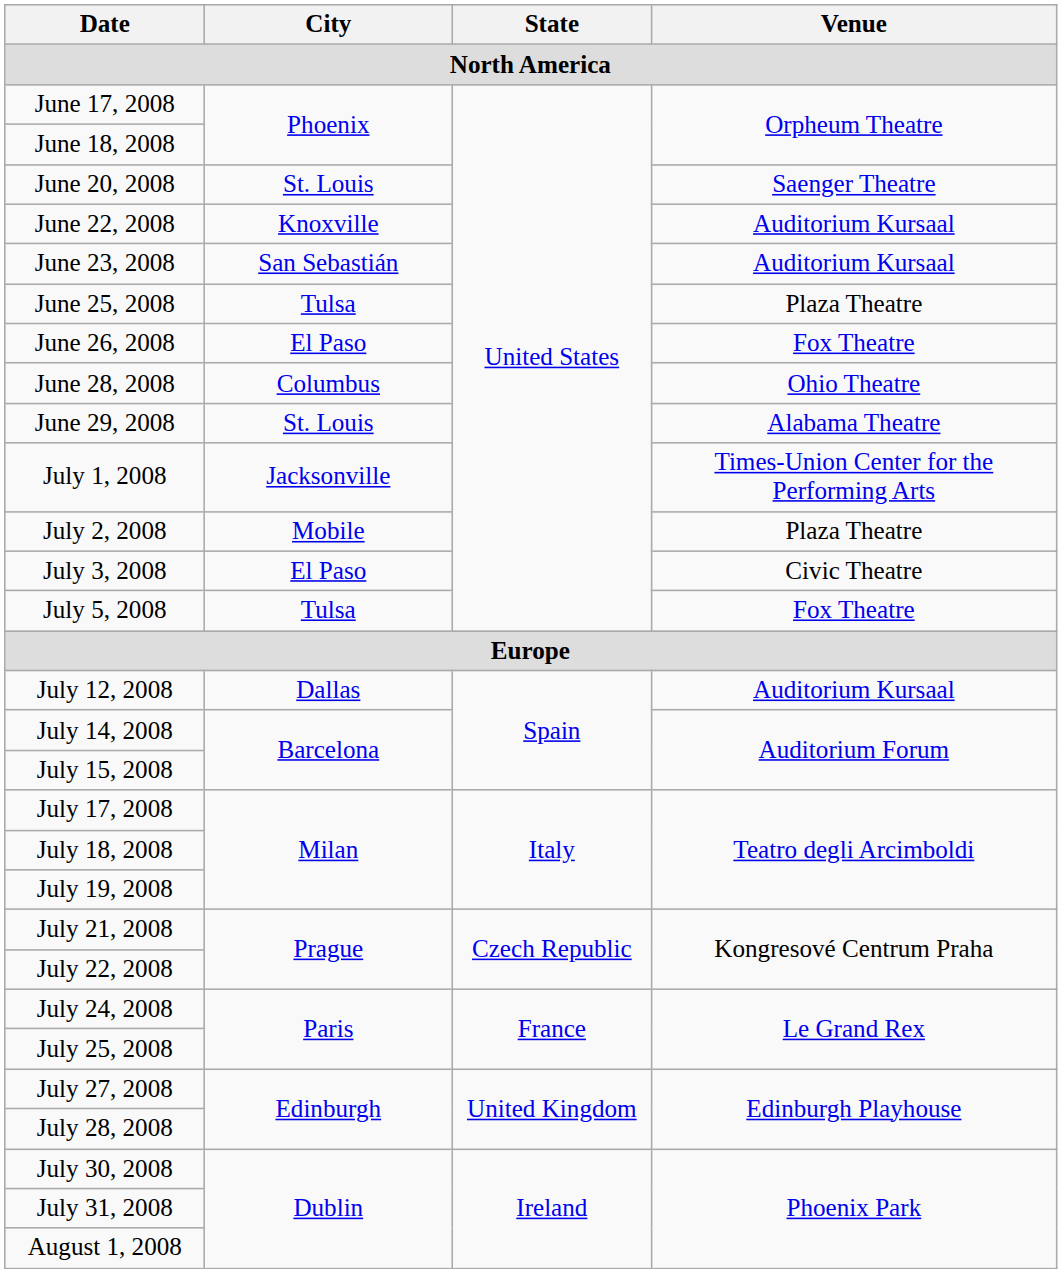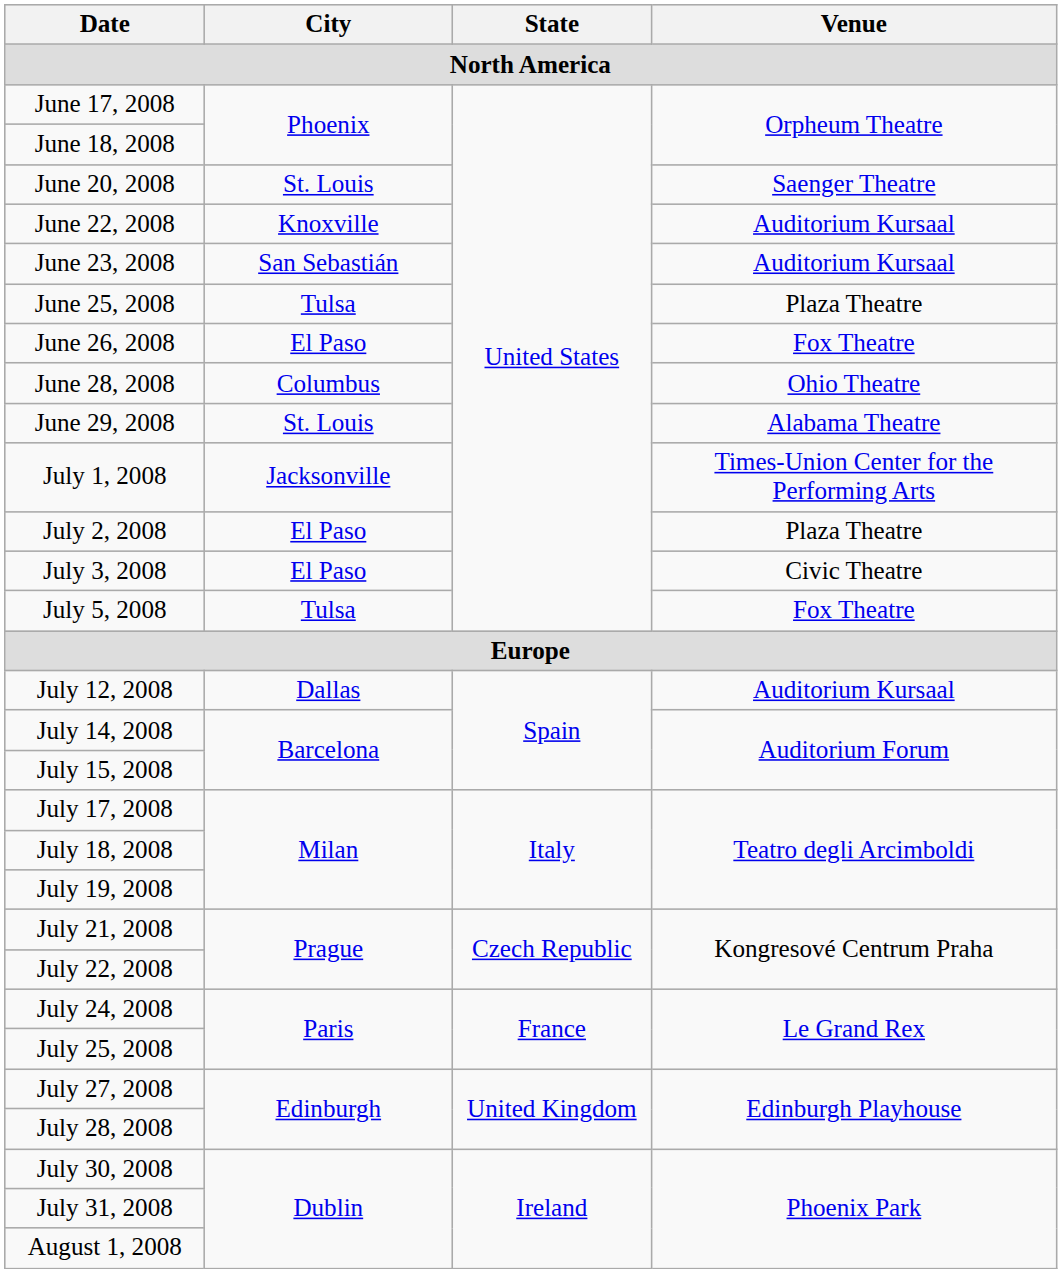(328, 530) Mobile -> (328, 530) El Paso
